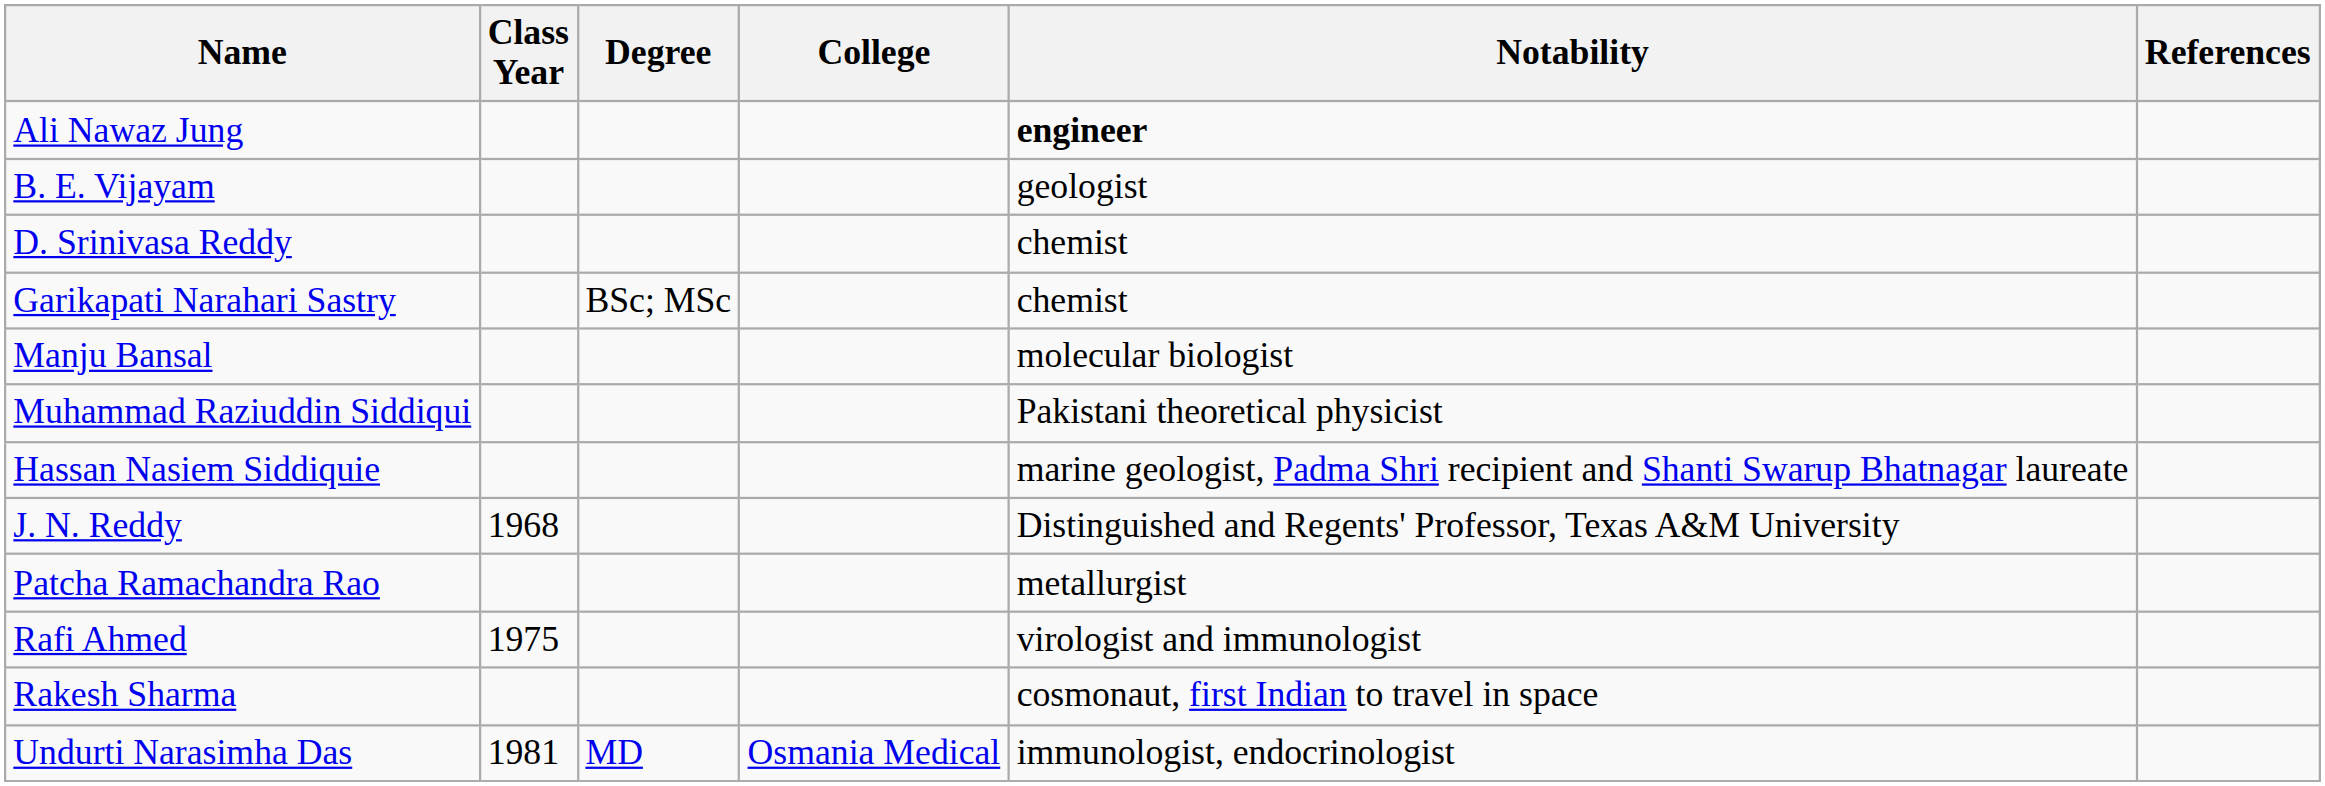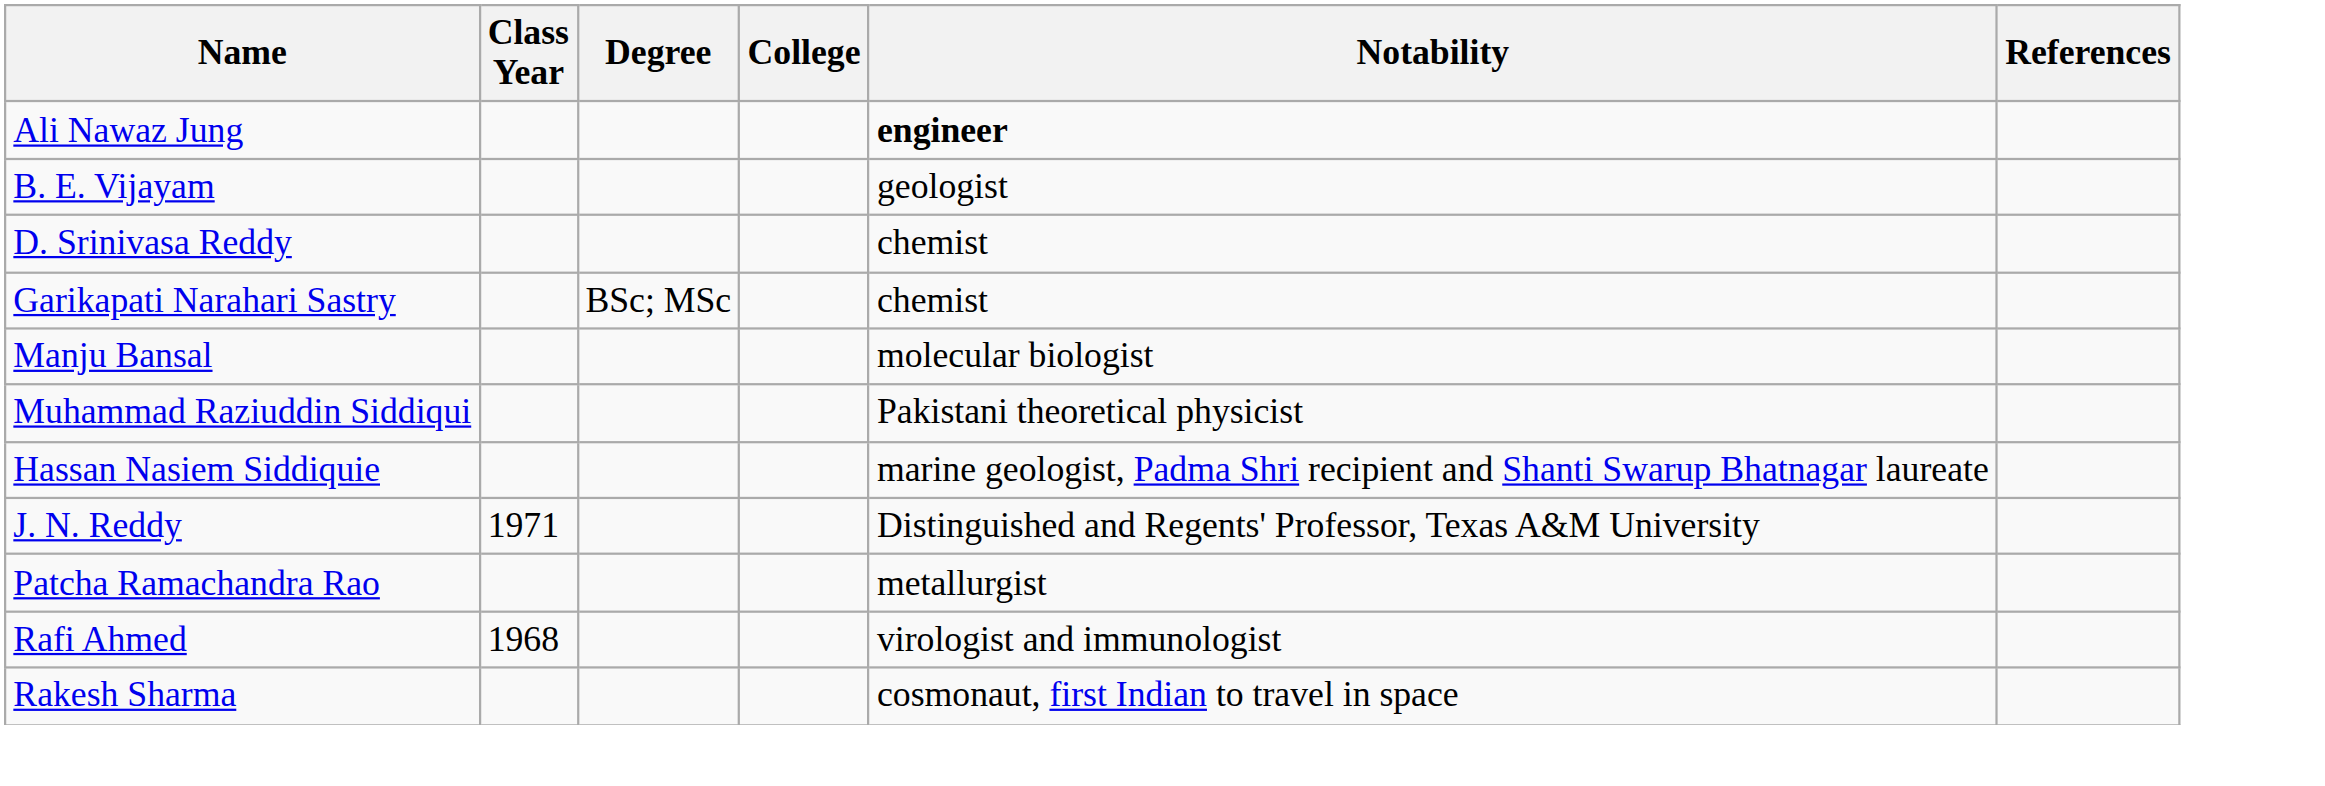(523, 525) 1968 -> (523, 525) 1971
(523, 638) 1975 -> (523, 638) 1968
- row: (183, 751)
